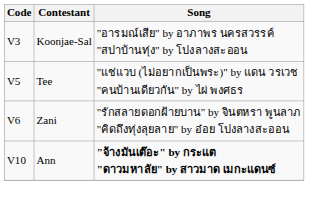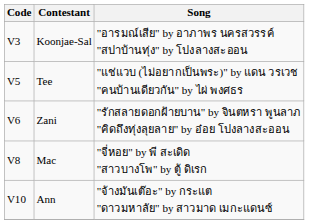+ row: (46, 160)
(186, 160) bold -> (184, 200) normal
